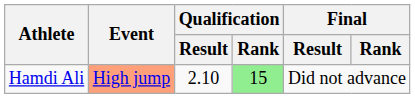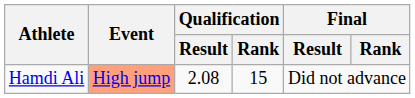(204, 79) 2.10 -> (204, 79) 2.08
(258, 79) lightgreen background -> (258, 79) no background
